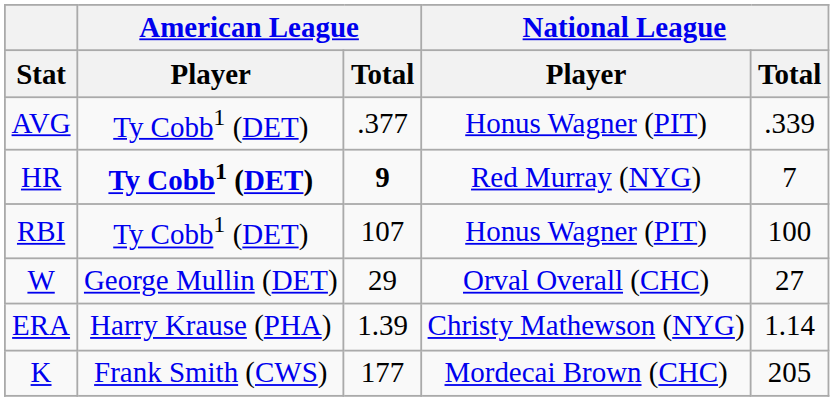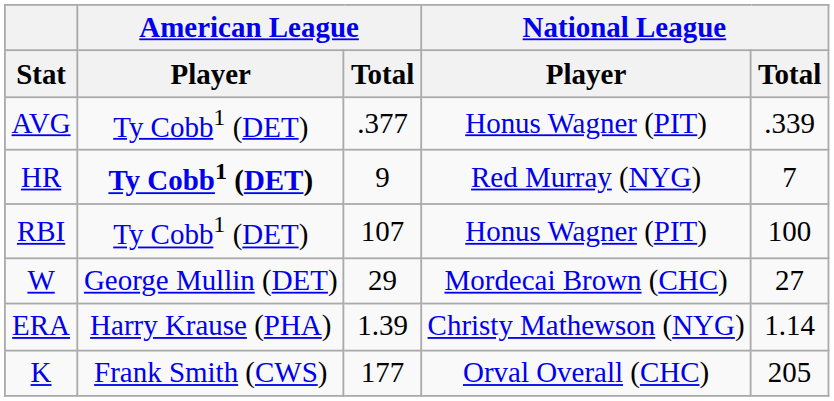(383, 176) bold -> (383, 176) normal
(586, 280) Orval Overall (CHC) -> (586, 280) Mordecai Brown (CHC)
(586, 372) Mordecai Brown (CHC) -> (586, 372) Orval Overall (CHC)
